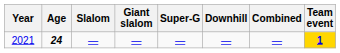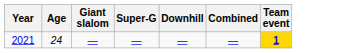- column: (93, 18)
(57, 40) bold -> (57, 40) normal
